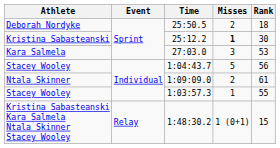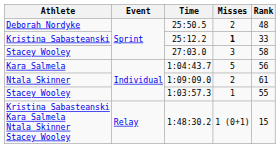(264, 25) 18 -> (264, 25) 48
(264, 38) 30 -> (264, 38) 33
(36, 52) Kara Salmela -> (38, 52) Stacey Wooley
(264, 52) 53 -> (264, 52) 58
(38, 66) Stacey Wooley -> (36, 66) Kara Salmela
